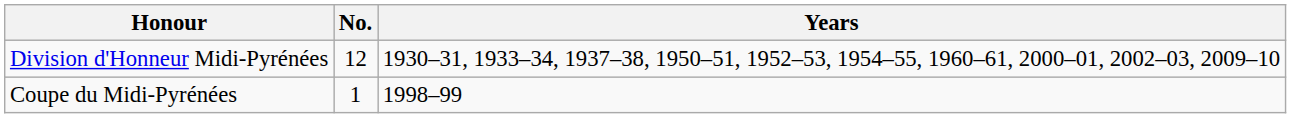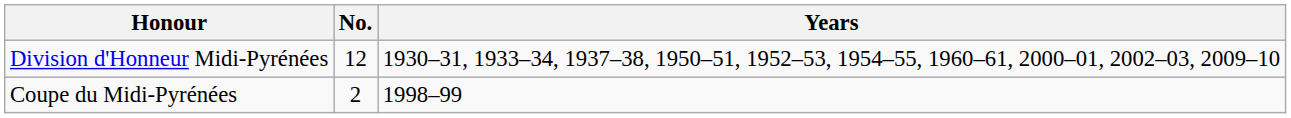(355, 94) 1 -> (355, 94) 2
